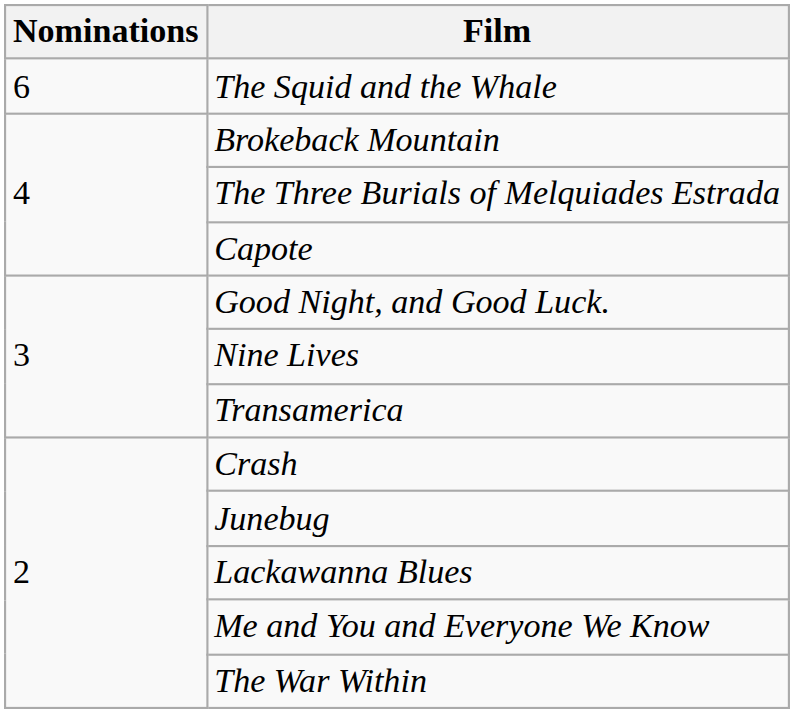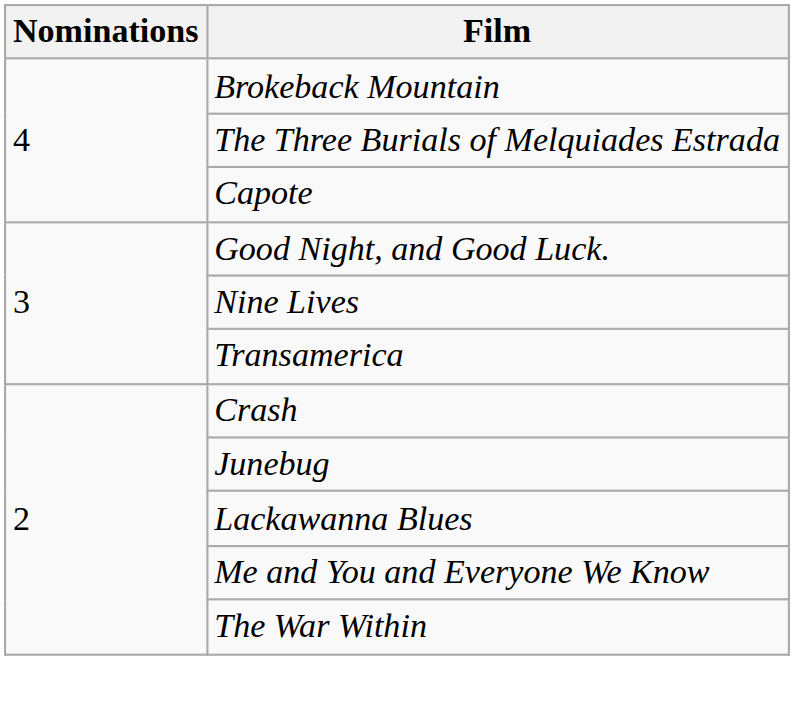- row: (386, 85)
